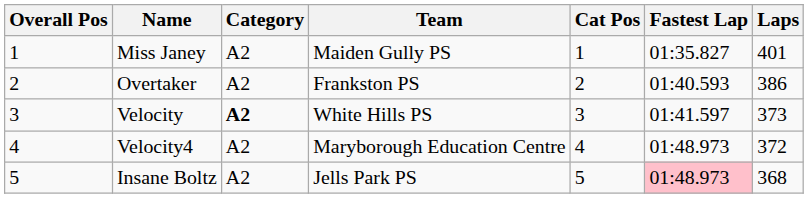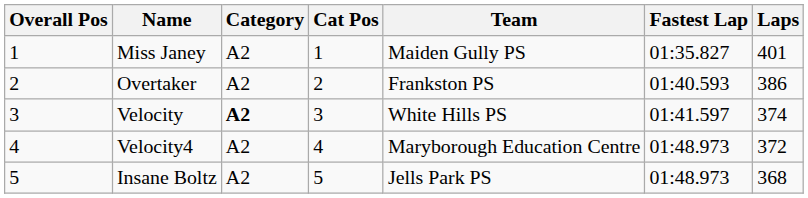columns swapped: (608, 20) <-> (439, 20)
(772, 114) 373 -> (772, 114) 374
(689, 177) pink background -> (689, 177) no background
